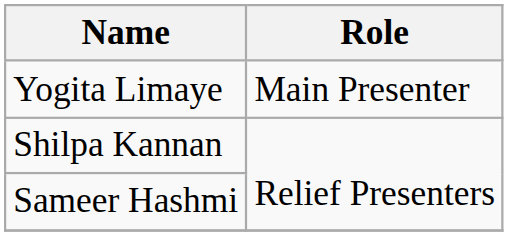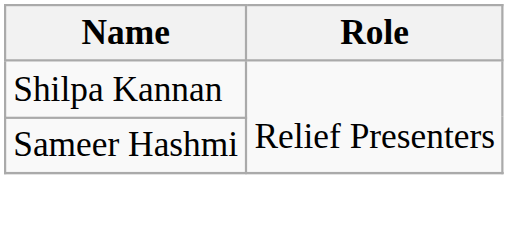- row: (118, 88)
